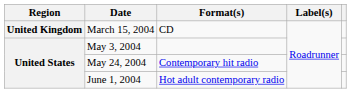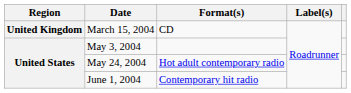(209, 63) Contemporary hit radio -> (222, 63) Hot adult contemporary radio
(222, 79) Hot adult contemporary radio -> (209, 79) Contemporary hit radio
